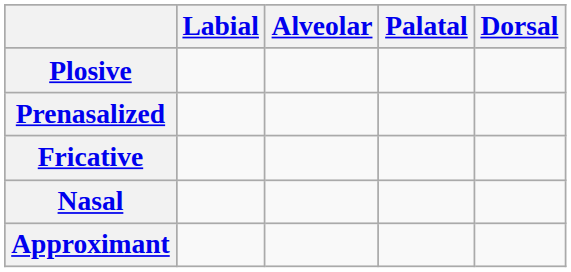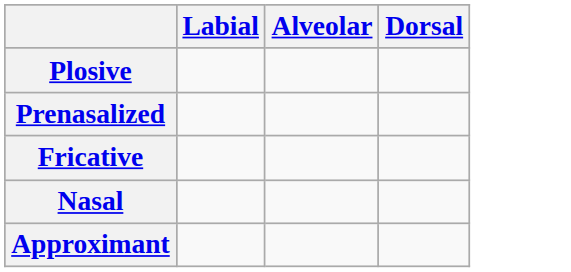- column: (426, 26)
